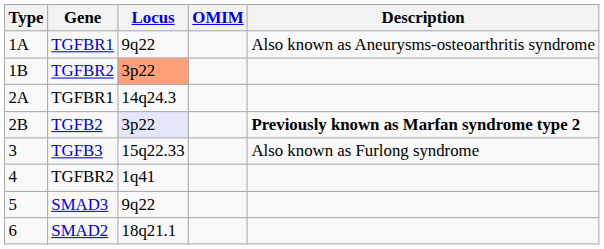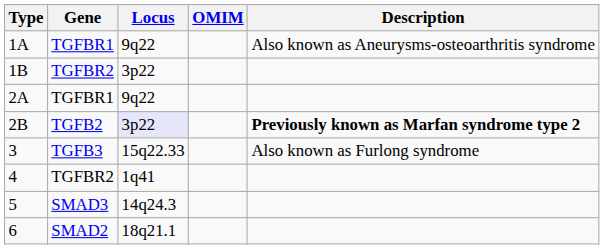(138, 71) lightsalmon background -> (138, 71) no background
(149, 97) 14q24.3 -> (138, 97) 9q22
(138, 204) 9q22 -> (149, 204) 14q24.3
